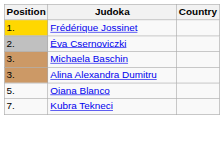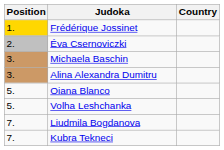+ row: (91, 106)
+ row: (95, 122)
